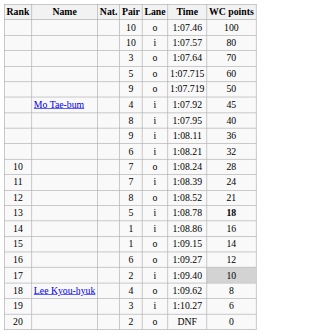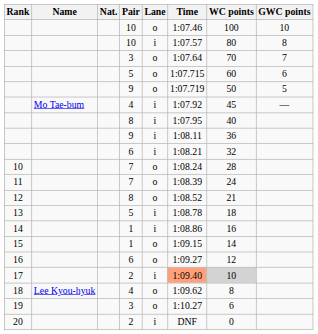+ column: (284, 12)
(155, 182) i -> (155, 182) o
(231, 213) bold -> (231, 213) normal
(187, 275) no background -> (187, 275) lightsalmon background
(155, 306) i -> (155, 306) o
(155, 321) o -> (155, 321) i
